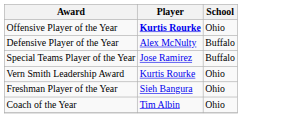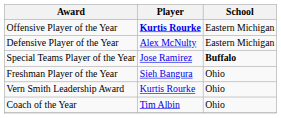(215, 27) Ohio -> (240, 27) Eastern Michigan
(220, 43) Buffalo -> (240, 43) Eastern Michigan
(220, 58) normal -> (221, 58) bold
rows swapped: (62, 89) <-> (65, 74)
